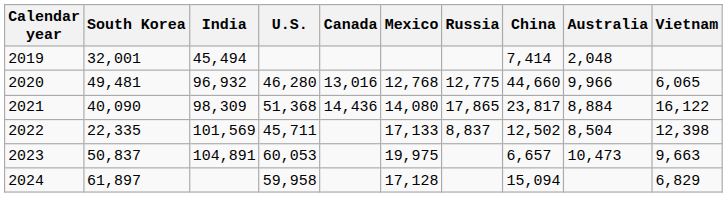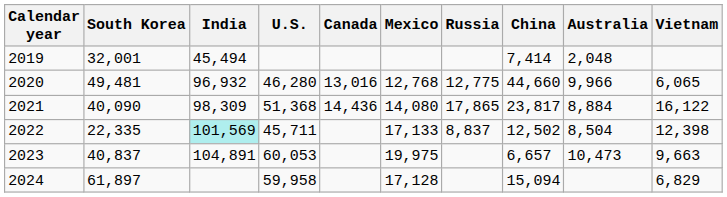(224, 131) no background -> (224, 131) paleturquoise background
(114, 156) 50,837 -> (114, 156) 40,837
